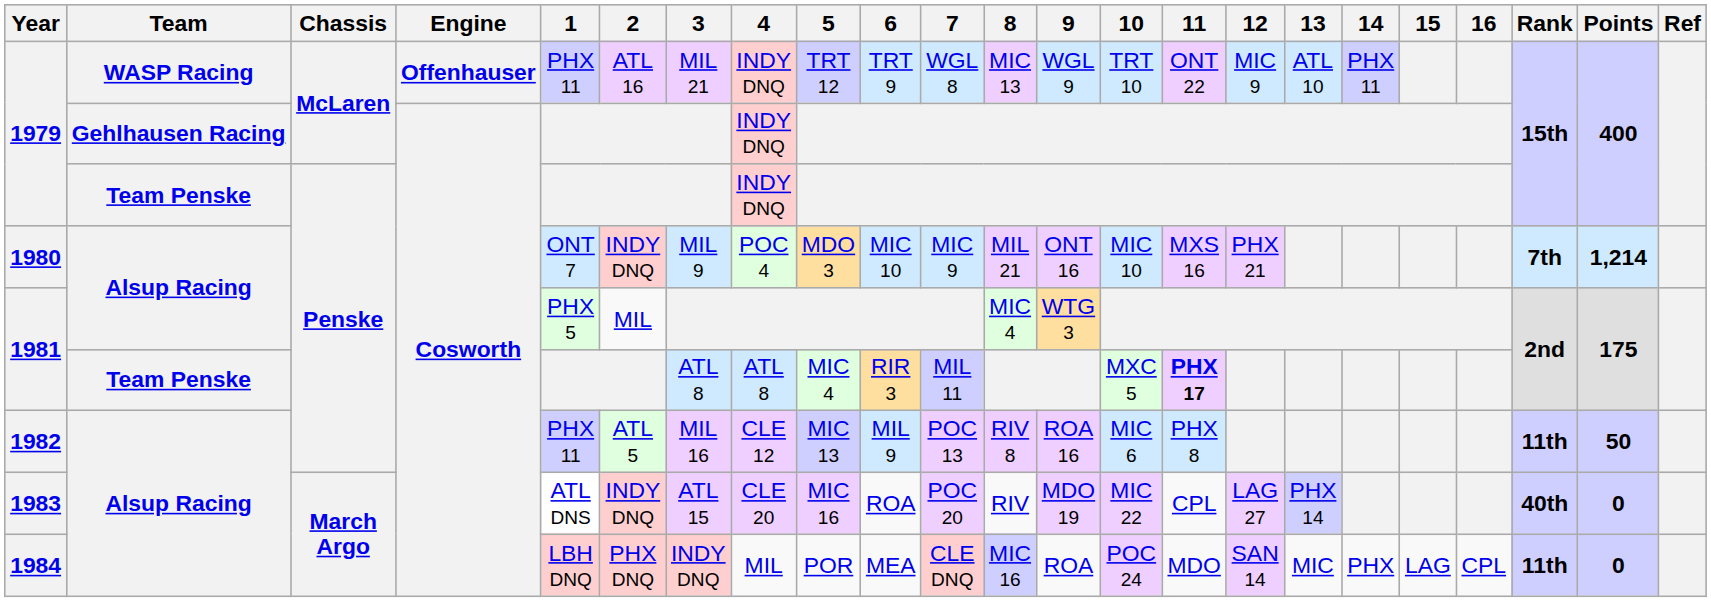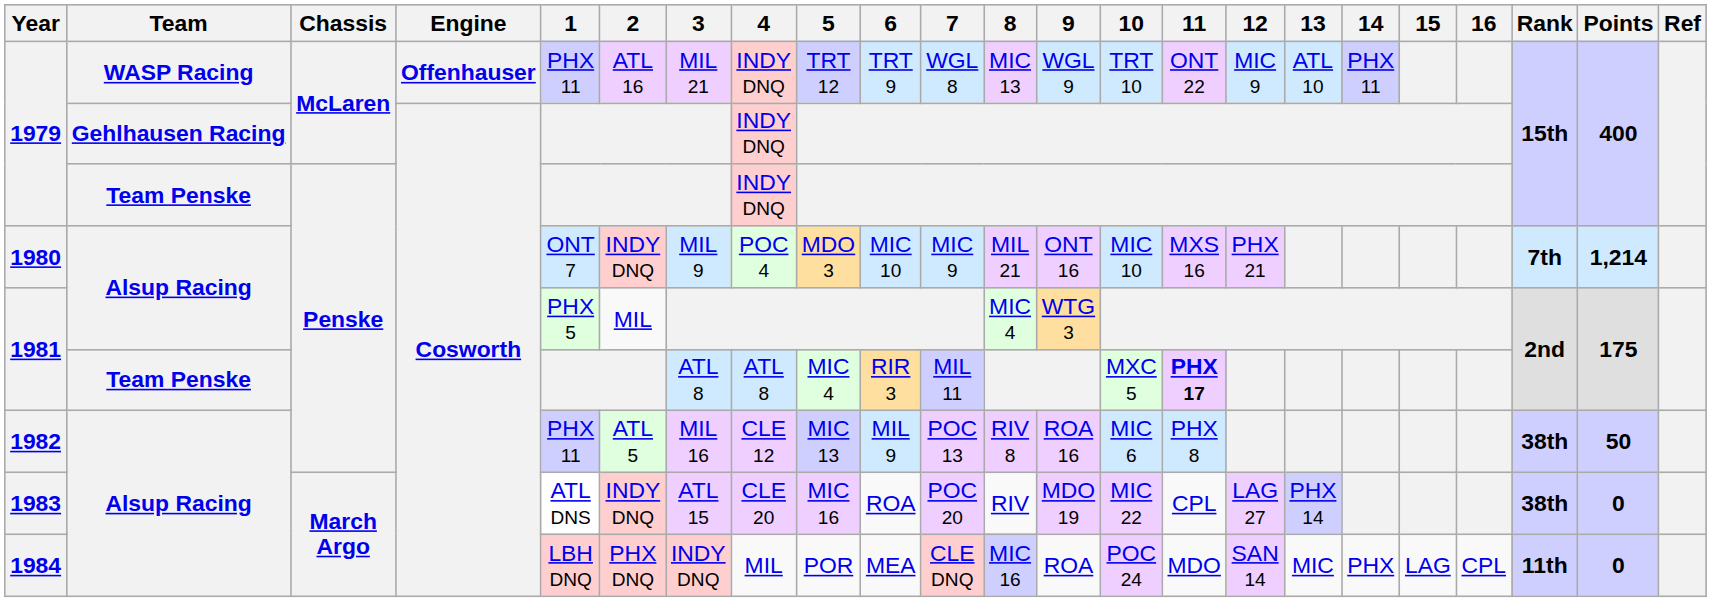(1545, 442) 11th -> (1545, 442) 38th
(1545, 503) 40th -> (1545, 503) 38th
